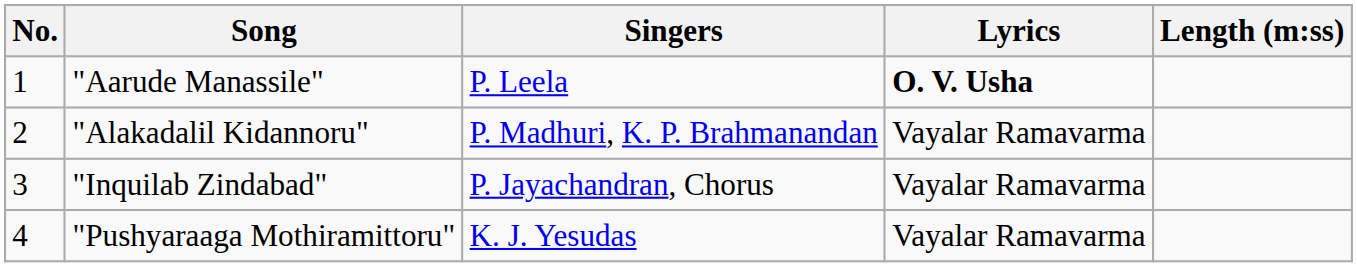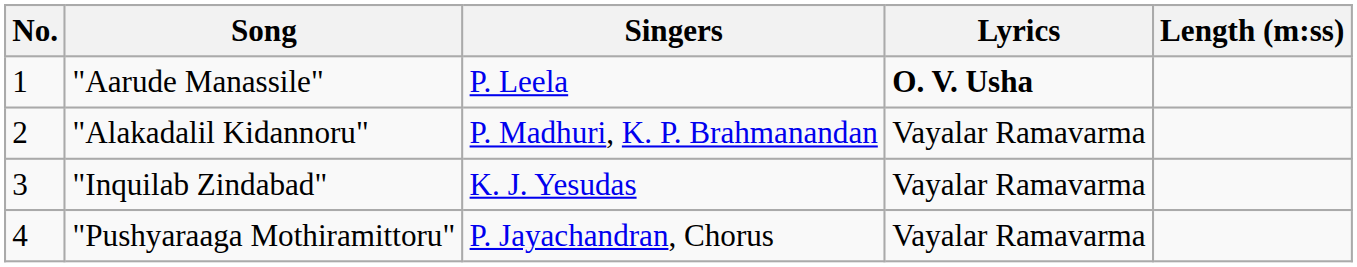(622, 184) P. Jayachandran, Chorus -> (553, 184) K. J. Yesudas
(553, 235) K. J. Yesudas -> (622, 235) P. Jayachandran, Chorus
